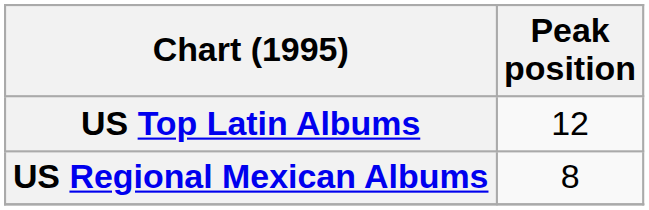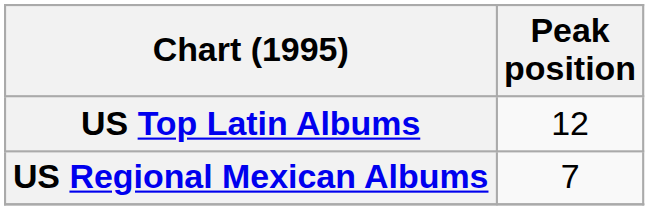(570, 177) 8 -> (570, 177) 7
